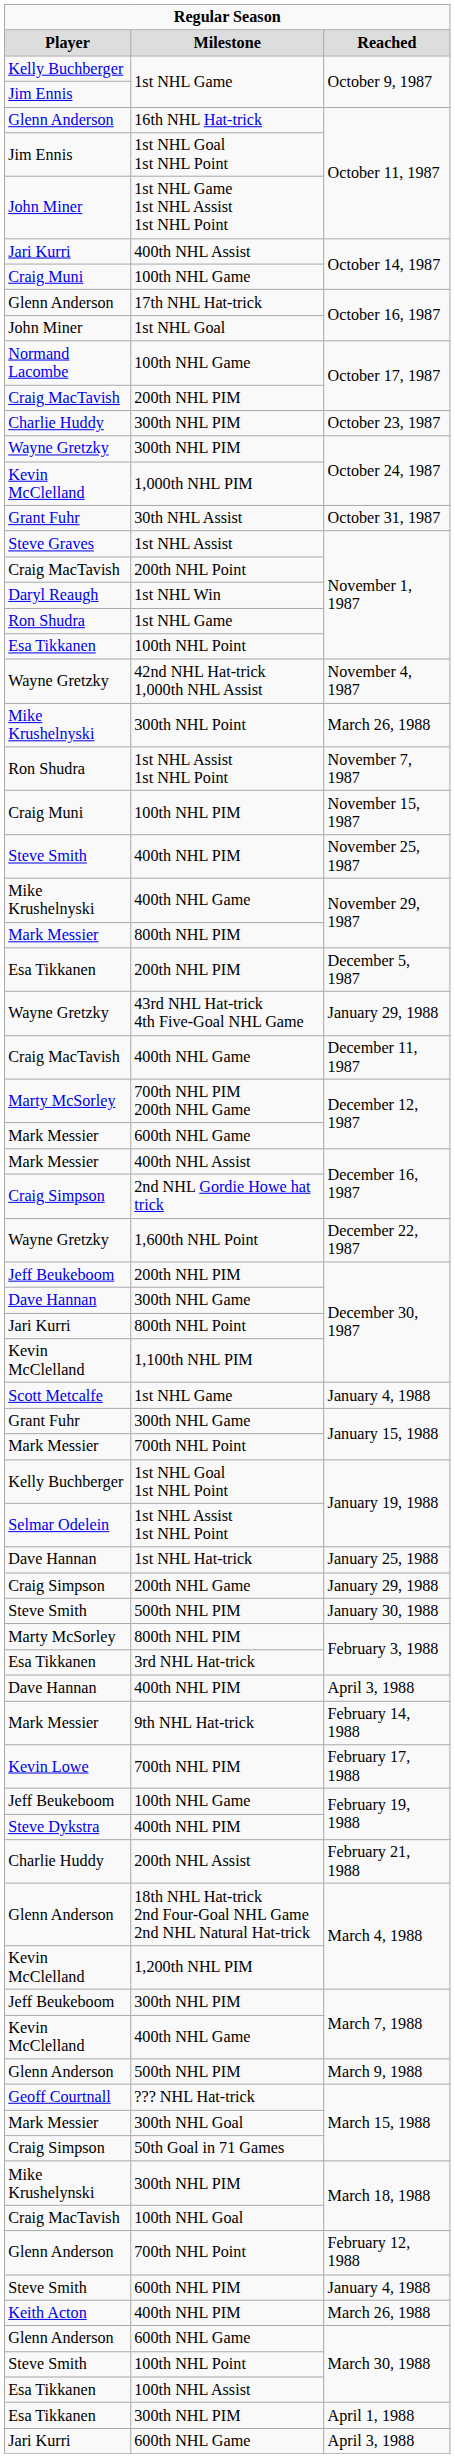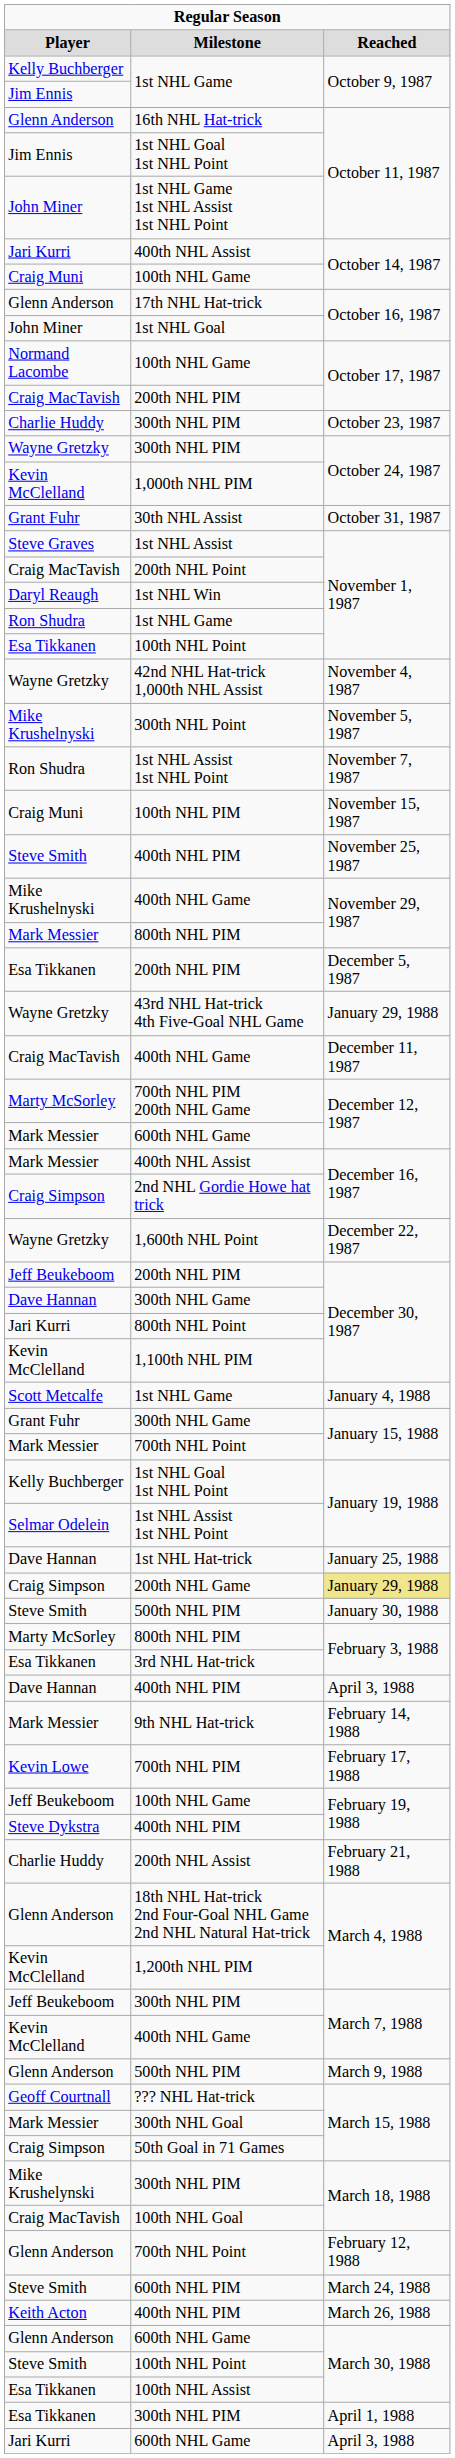(379, 724) March 26, 1988 -> (370, 724) November 5, 1987
(383, 1585) no background -> (383, 1585) khaki background
(379, 2287) January 4, 1988 -> (379, 2287) March 24, 1988
